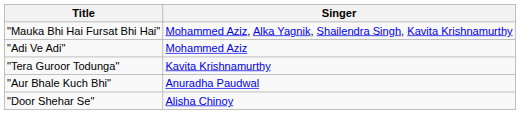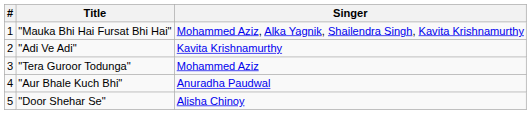+ column: (10, 13)
(206, 48) Mohammed Aziz -> (229, 48) Kavita Krishnamurthy
(218, 66) Kavita Krishnamurthy -> (218, 66) Mohammed Aziz
